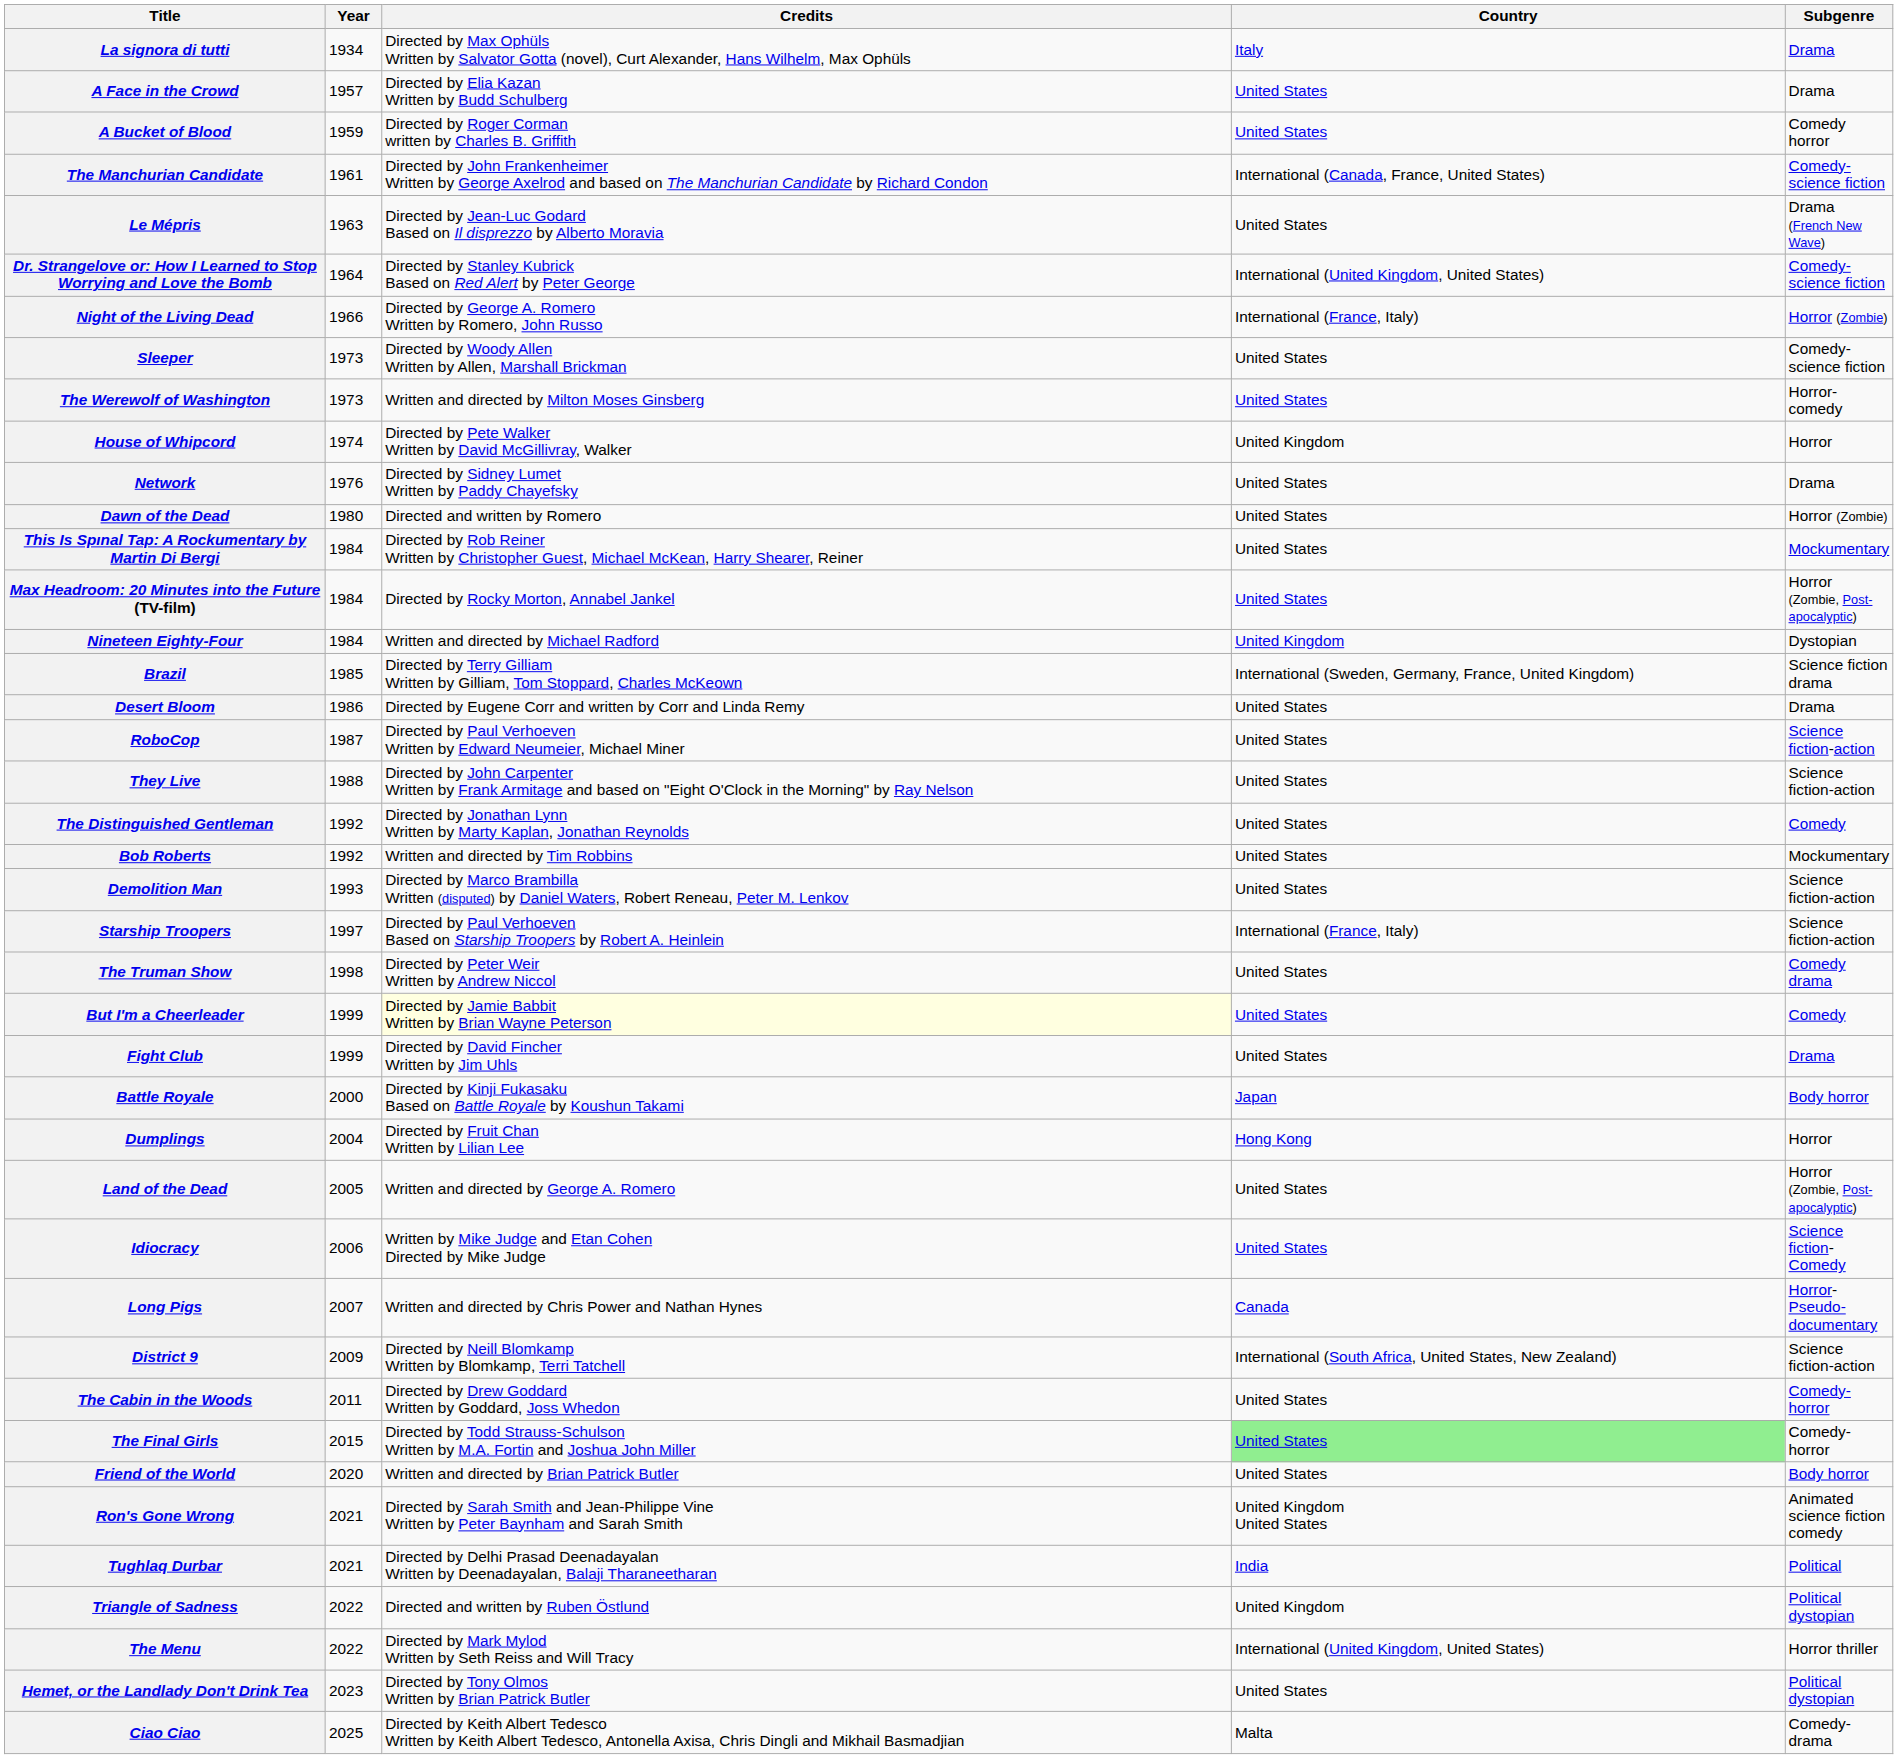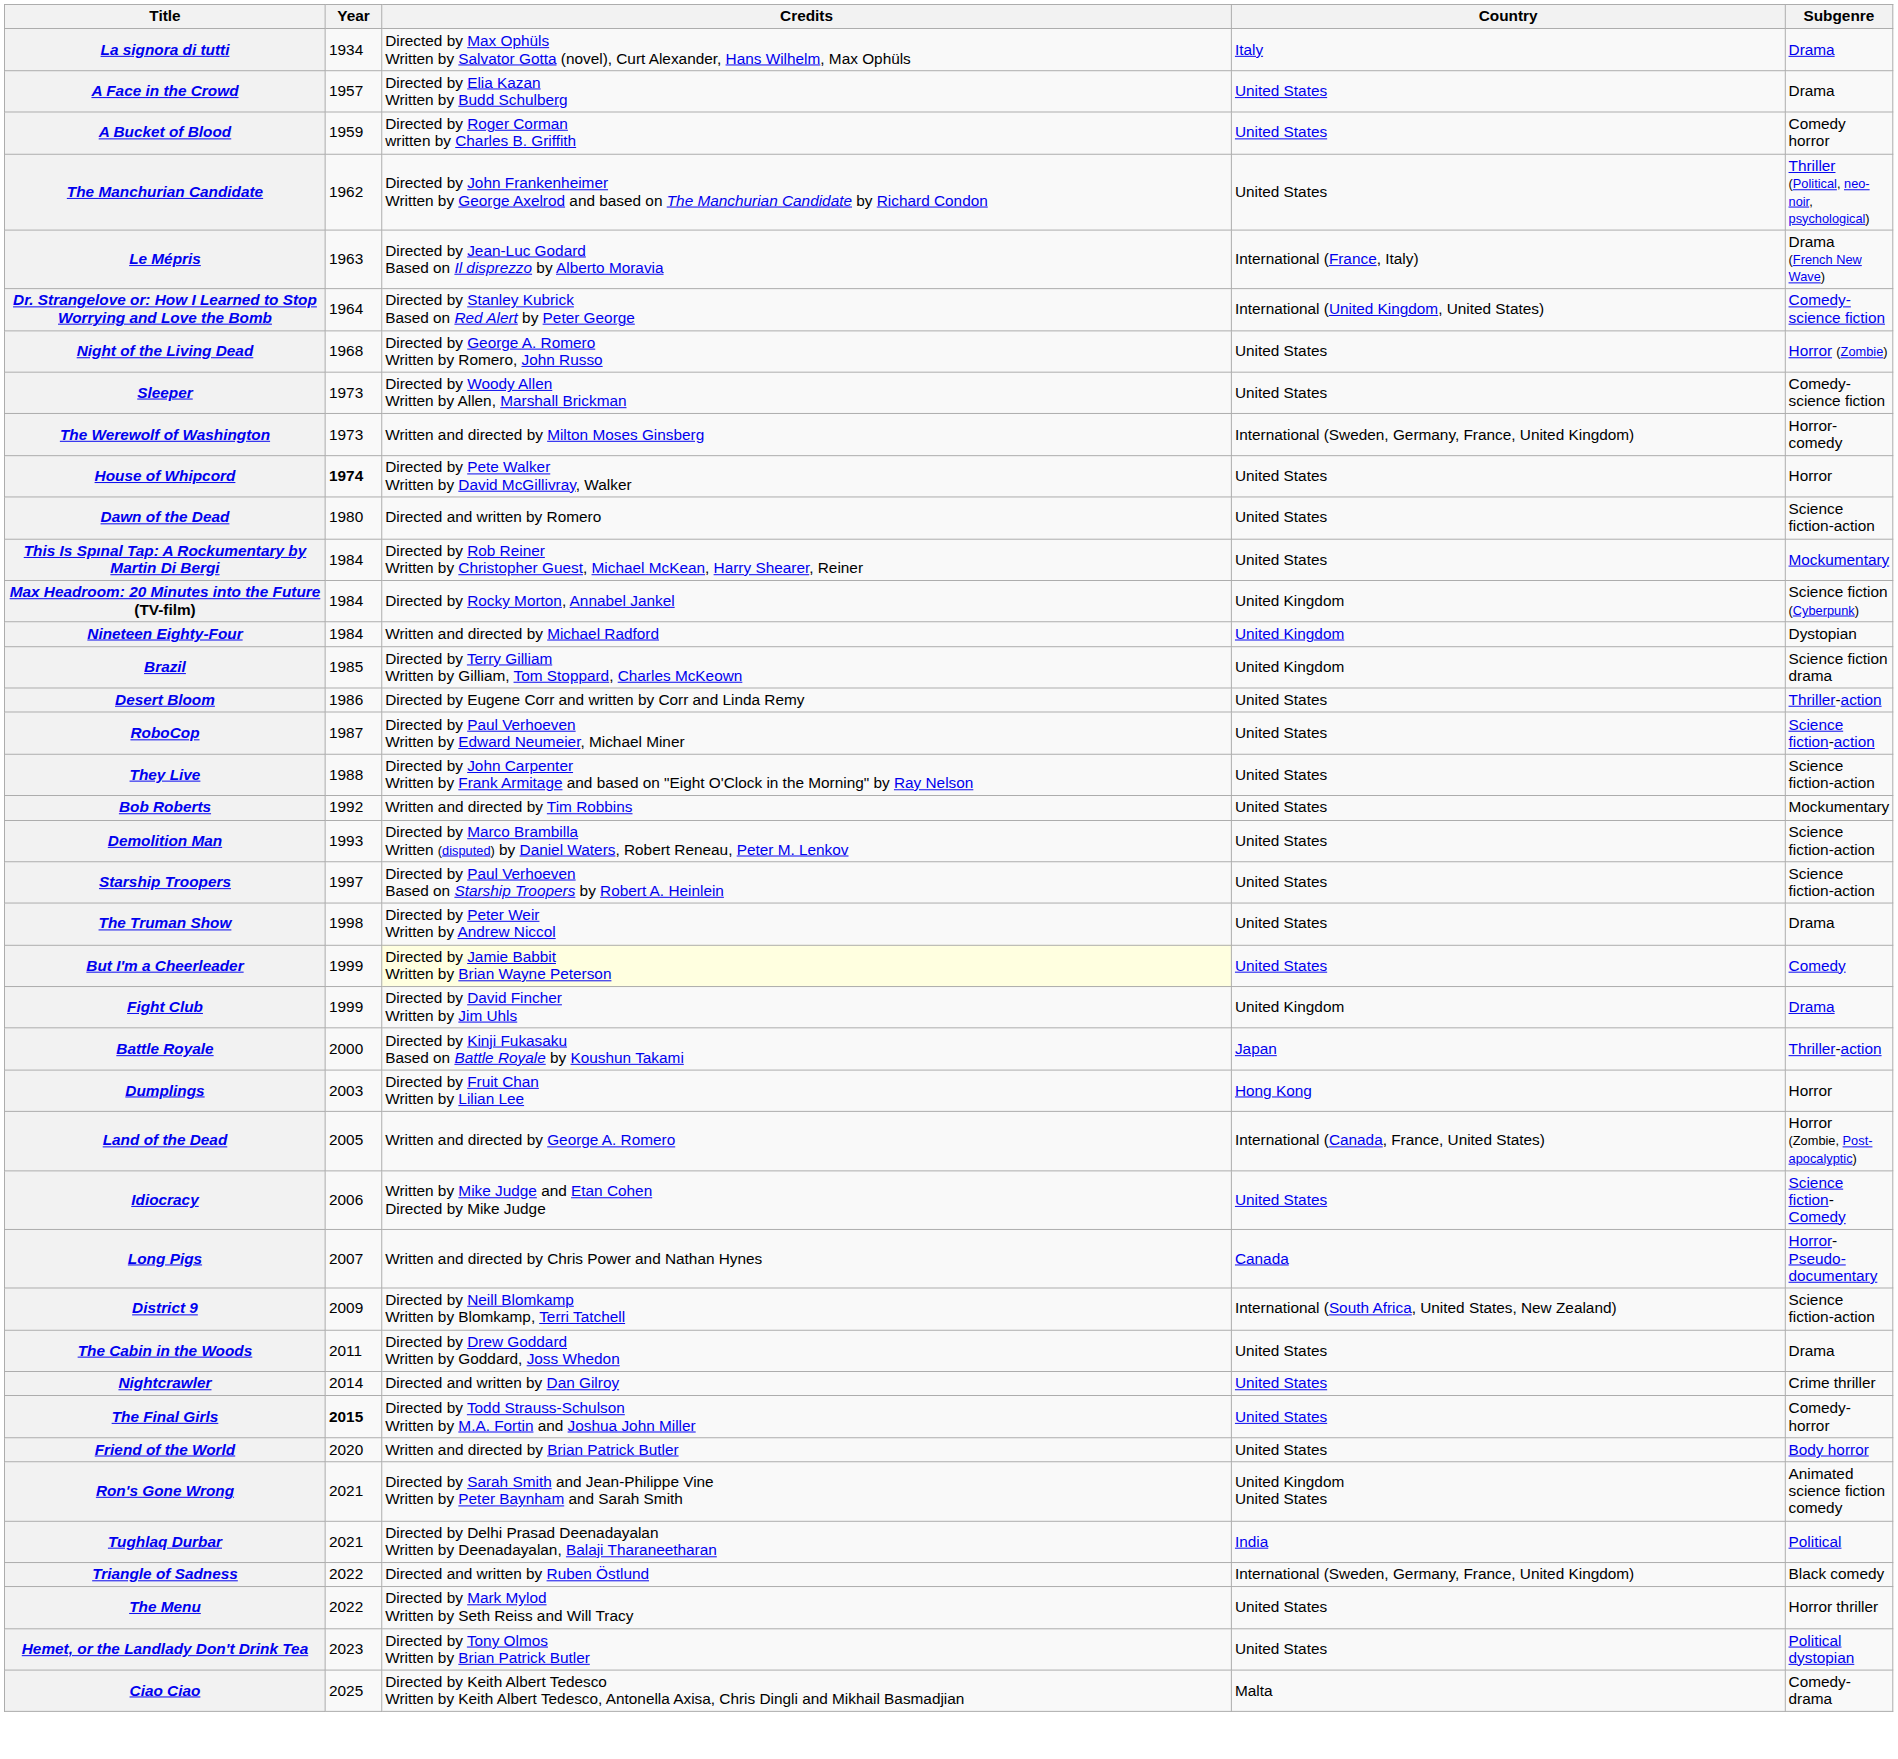(346, 174) 1961 -> (346, 191) 1962
(1390, 174) International (Canada, France, United States) -> (1281, 191) United States
(1837, 174) Comedy-science fiction -> (1829, 191) Thriller (Political, neo-noir, psychological)
(1281, 224) United States -> (1327, 259) International (France, Italy)
(346, 316) 1966 -> (346, 351) 1968
(1327, 316) International (France, Italy) -> (1281, 351) United States
(1281, 400) United States -> (1435, 434) International (Sweden, Germany, France, United Kingdom)
(346, 441) normal -> (346, 476) bold
(1290, 441) United Kingdom -> (1281, 476) United States
- row: (165, 483)
(1838, 516) Horror (Zombie) -> (1832, 517) Science fiction-action
(1281, 599) United States -> (1290, 601) United Kingdom
(1830, 599) Horror (Zombie, Post-apocalyptic) -> (1838, 601) Science fiction (Cyberpunk)
(1435, 674) International (Sweden, Germany, France, United Kingdom) -> (1290, 667) United Kingdom
(1812, 707) Drama -> (1835, 700) Thriller-action
- row: (165, 823)
(1327, 931) International (France, Italy) -> (1281, 882) United States
(1817, 972) Comedy drama -> (1812, 924) Drama
(1281, 1056) United States -> (1290, 1007) United Kingdom
(1829, 1097) Body horror -> (1835, 1049) Thriller-action
(346, 1139) 2004 -> (346, 1090) 2003
(1281, 1189) United States -> (1390, 1140) International (Canada, France, United States)
(1820, 1399) Comedy-horror -> (1812, 1350) Drama
+ row: (165, 1383)
(346, 1441) normal -> (346, 1416) bold
(1281, 1441) lightgreen background -> (1281, 1416) no background
(1290, 1607) United Kingdom -> (1435, 1574) International (Sweden, Germany, France, United Kingdom)
(1821, 1607) Political dystopian -> (1836, 1574) Black comedy
(1389, 1649) International (United Kingdom, United States) -> (1281, 1607) United States
